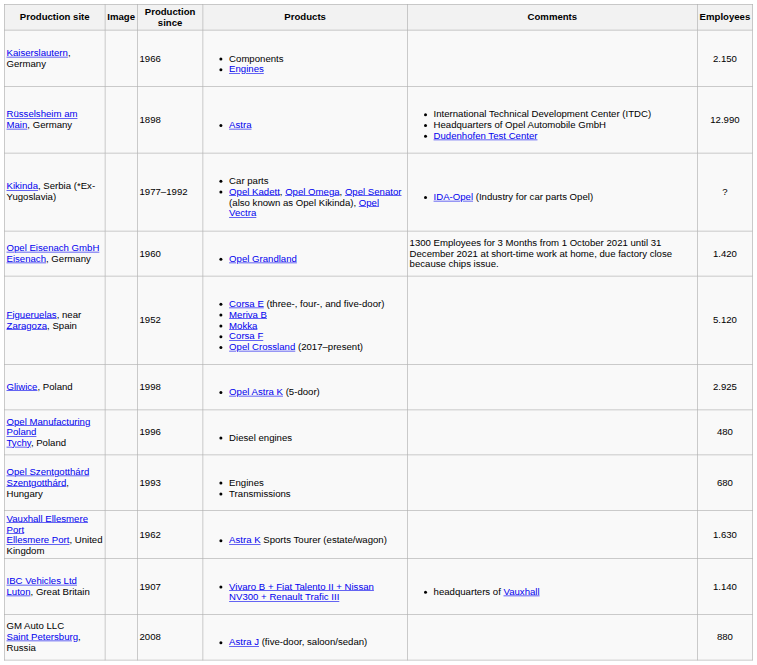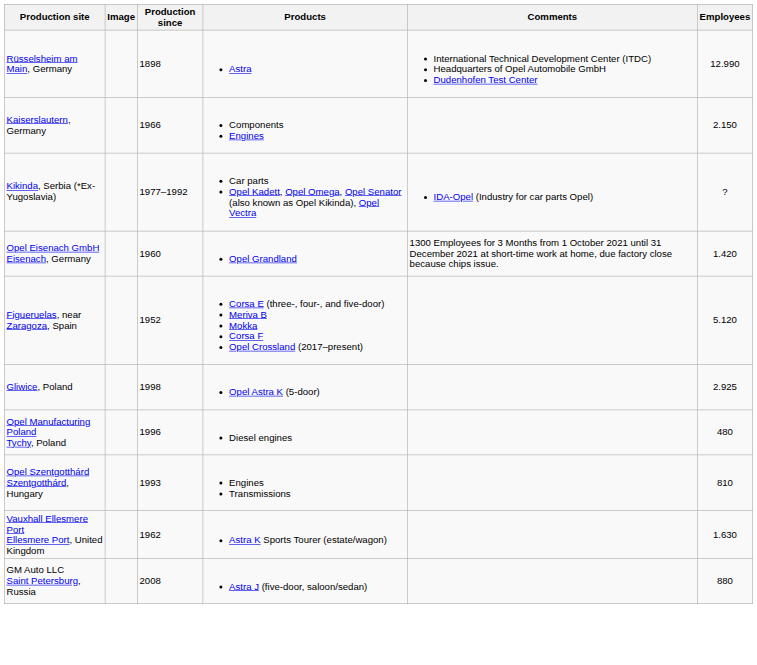rows swapped: (42, 119) <-> (39, 58)
(725, 483) 680 -> (725, 483) 810
- row: (48, 586)
